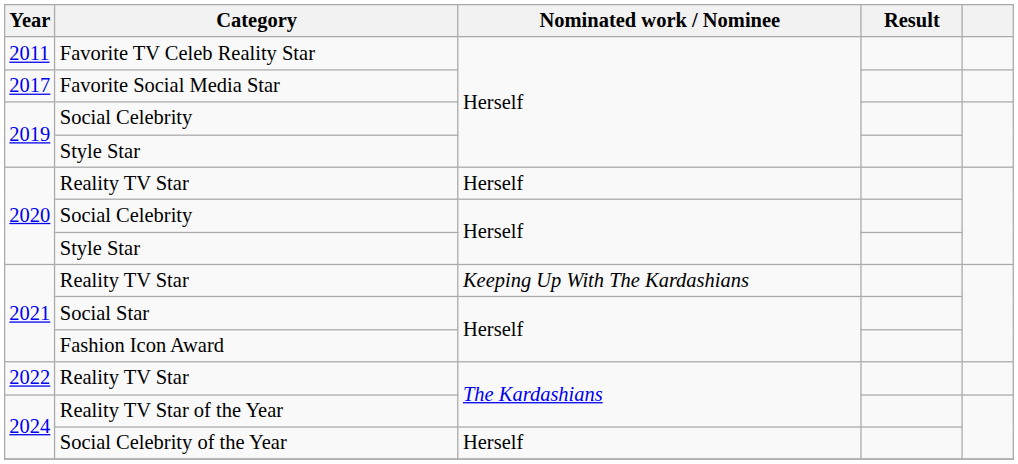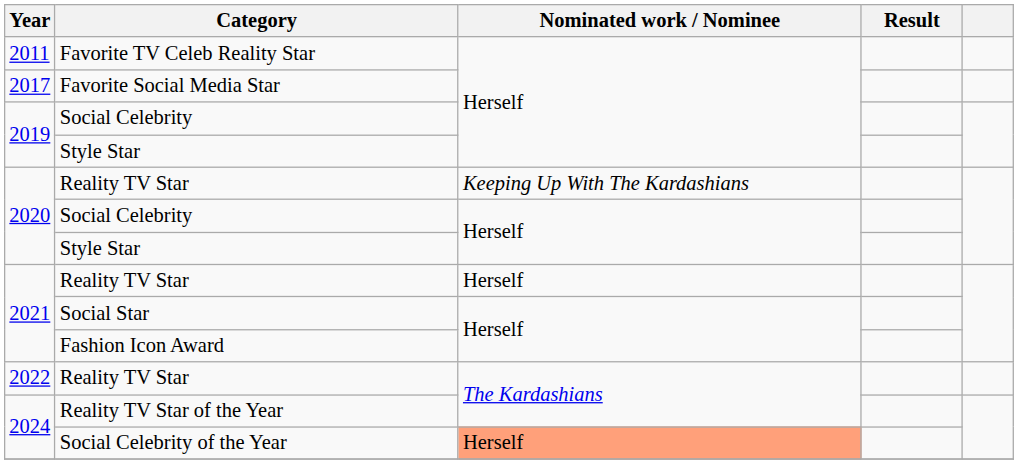(493, 183) Herself -> (606, 183) Keeping Up With The Kardashians
(606, 280) Keeping Up With The Kardashians -> (493, 280) Herself
(493, 442) no background -> (493, 442) lightsalmon background
